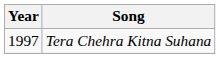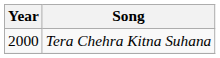(23, 41) 1997 -> (23, 41) 2000
